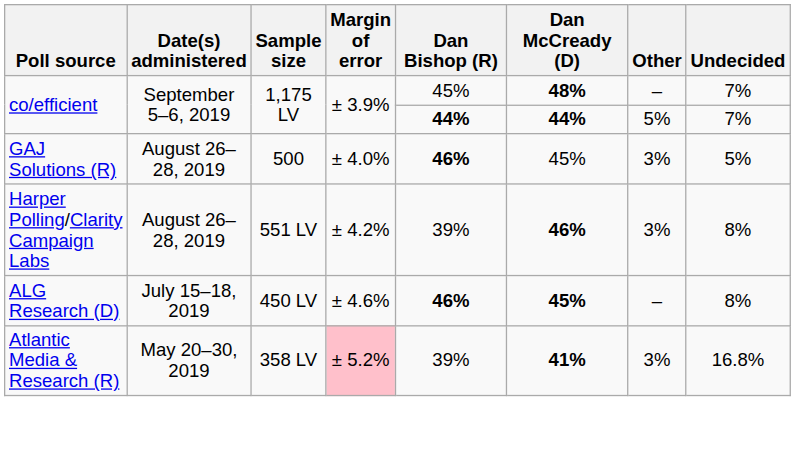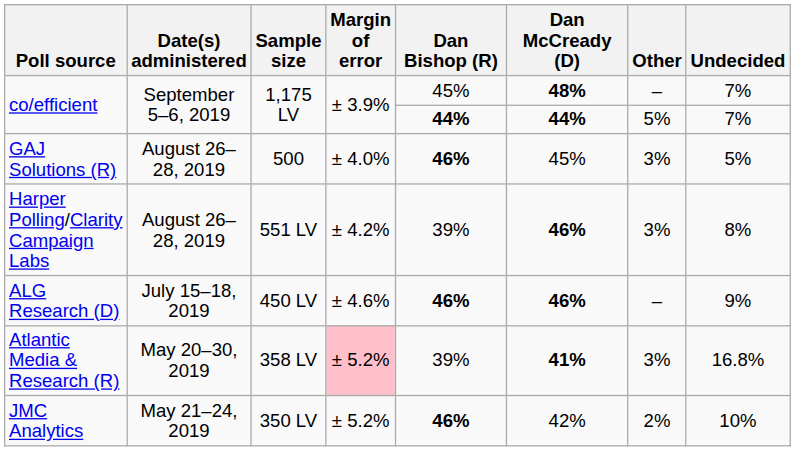(567, 301) 45% -> (567, 301) 46%
(738, 301) 8% -> (738, 301) 9%
+ row: (46, 421)
